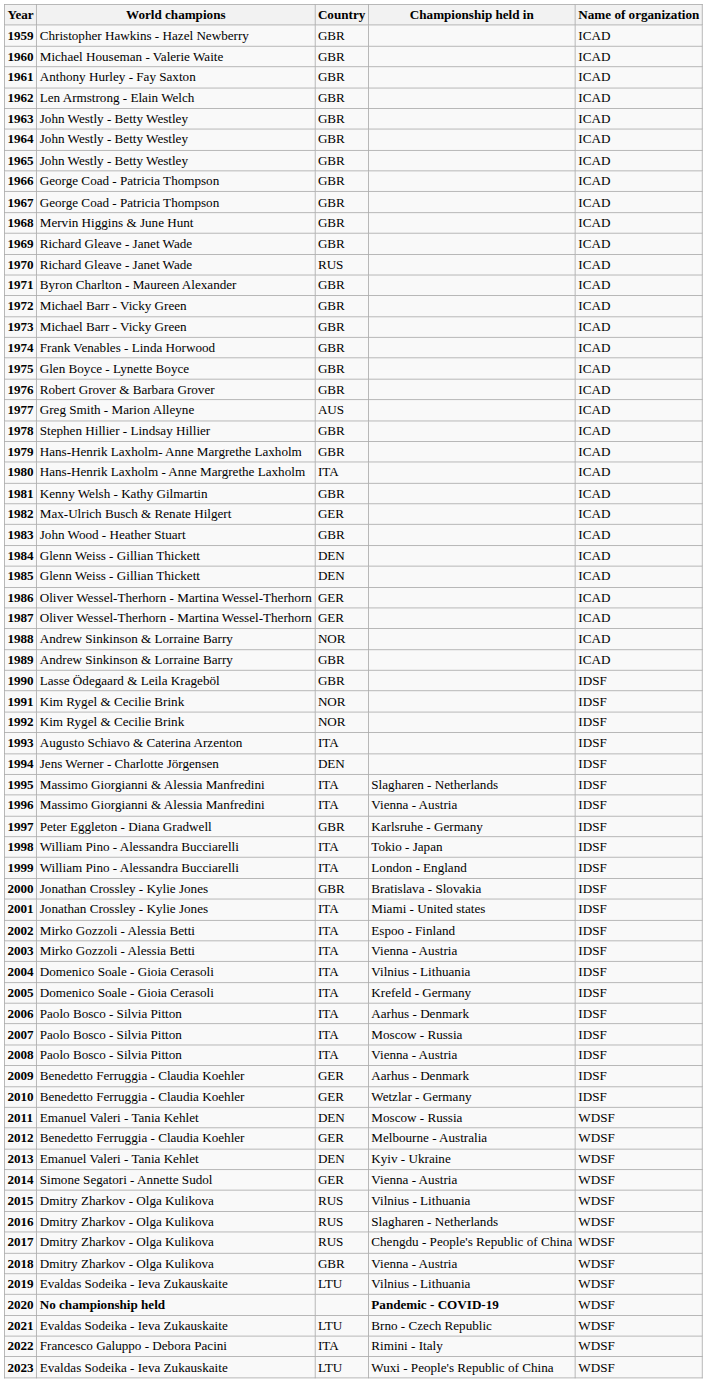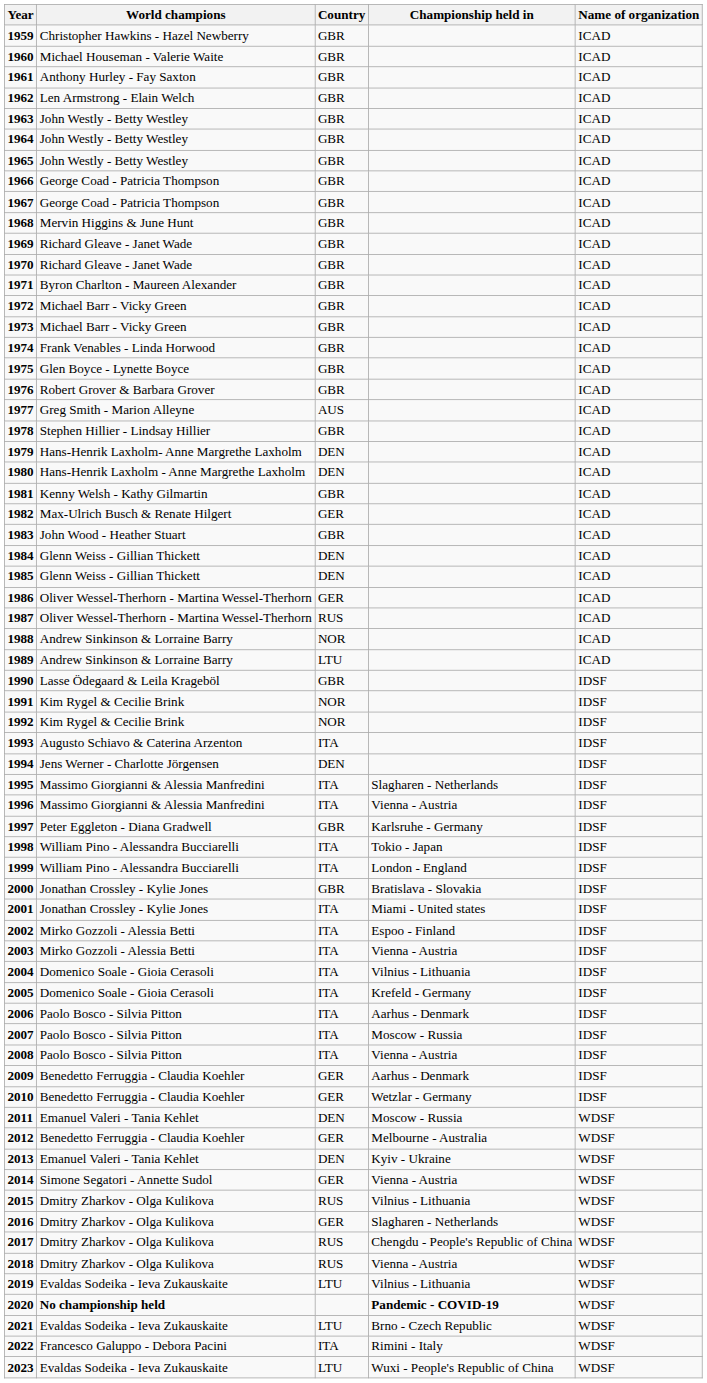(331, 264) RUS -> (331, 264) GBR
(331, 451) GBR -> (331, 451) DEN
(328, 472) ITA -> (331, 472) DEN
(331, 618) GER -> (331, 618) RUS
(331, 659) GBR -> (330, 659) LTU
(331, 1221) RUS -> (331, 1221) GER
(331, 1263) GBR -> (331, 1263) RUS
